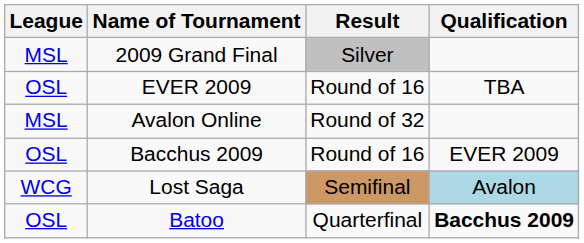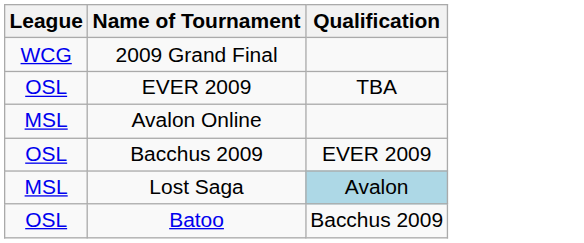- column: (367, 21)
(46, 54) MSL -> (46, 54) WCG
(46, 187) WCG -> (46, 187) MSL
(504, 220) bold -> (377, 220) normal
